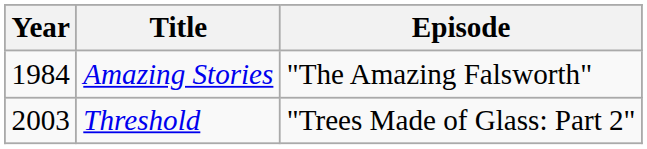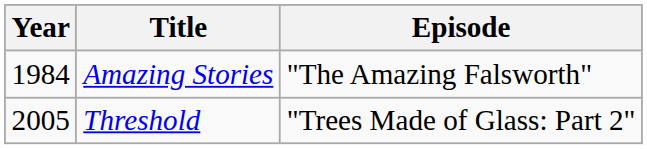(41, 119) 2003 -> (41, 119) 2005
